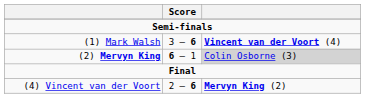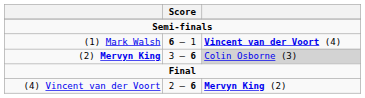(182, 41) 3 – 6 -> (182, 41) 6 – 1
(182, 56) 6 – 1 -> (182, 56) 3 – 6
